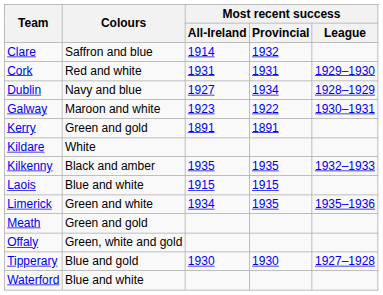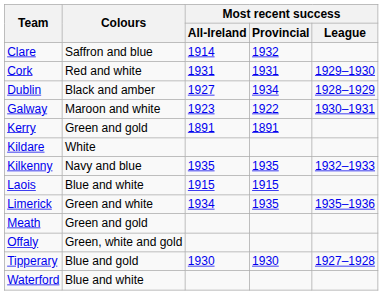(103, 90) Navy and blue -> (110, 90) Black and amber
(110, 166) Black and amber -> (103, 166) Navy and blue
